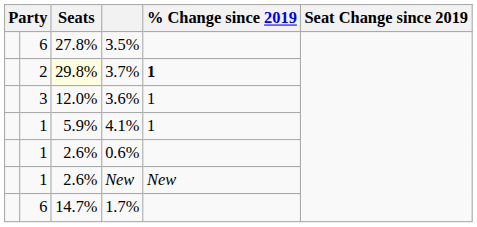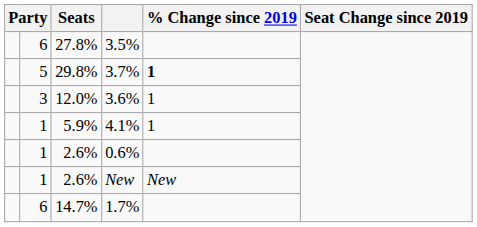(43, 72) 2 -> (43, 72) 5
(76, 72) lightyellow background -> (76, 72) no background
